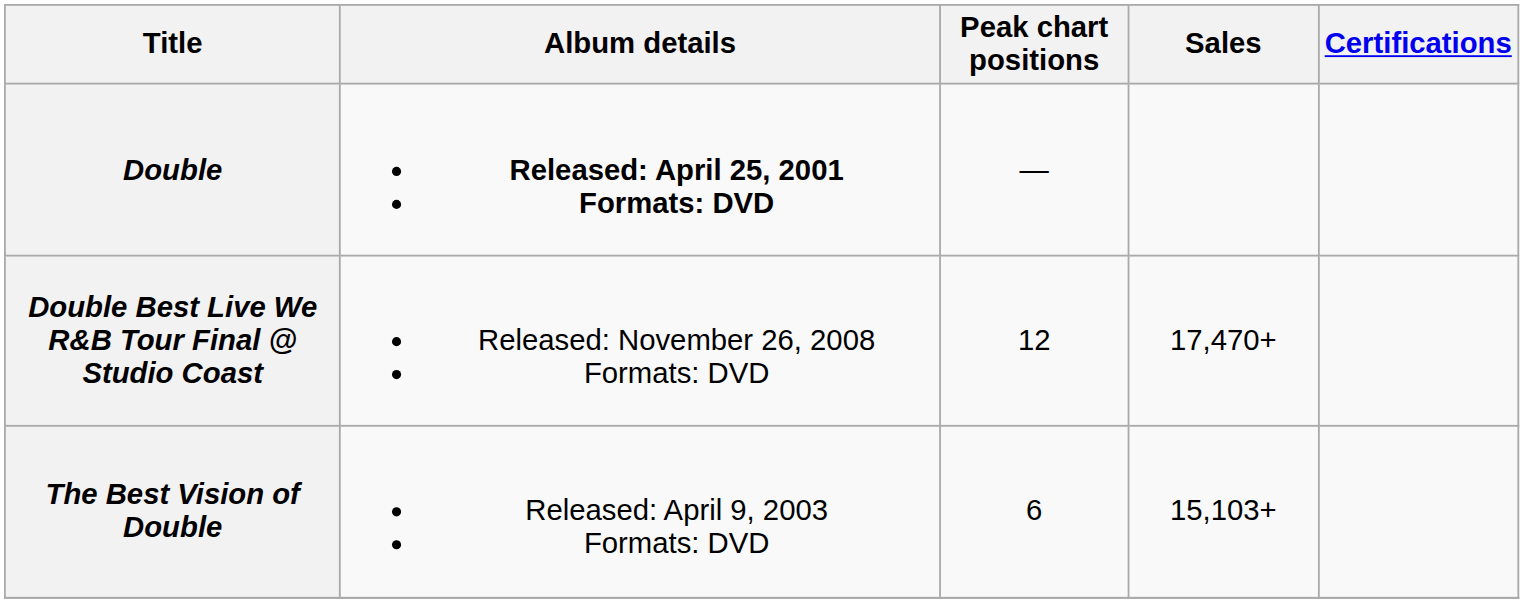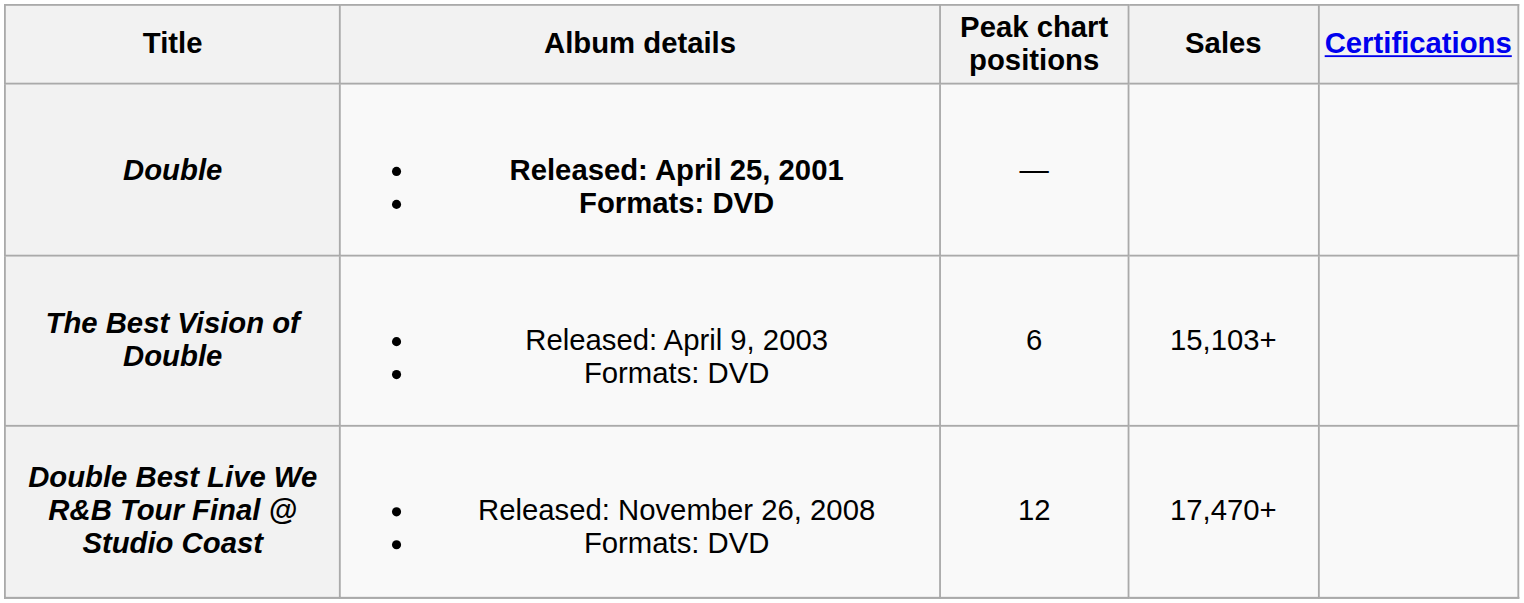rows swapped: (173, 511) <-> (173, 340)
